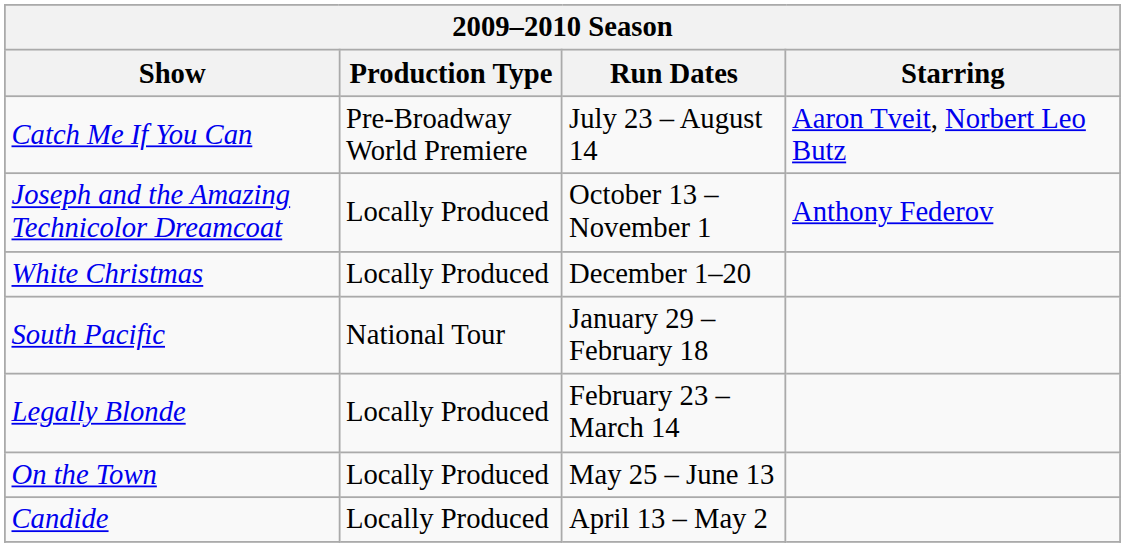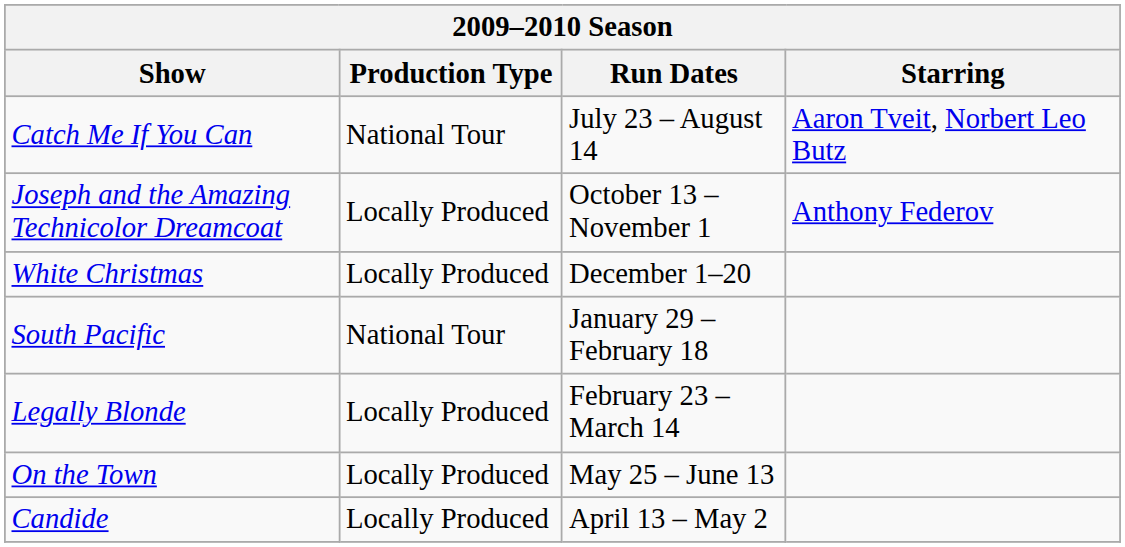(437, 134) Pre-Broadway World Premiere -> (426, 134) National Tour
